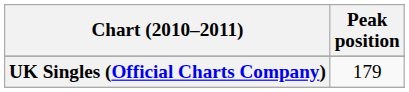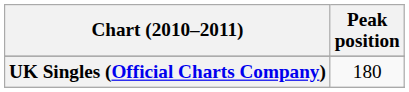(367, 71) 179 -> (367, 71) 180
